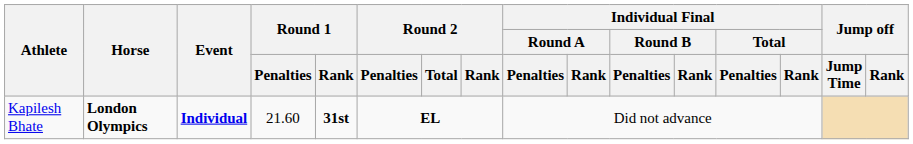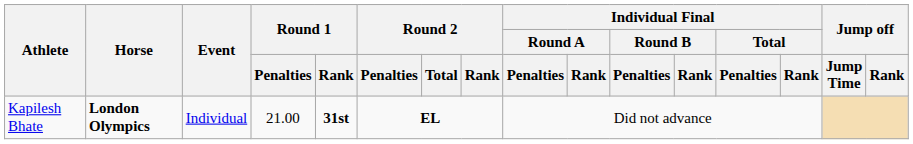(214, 117) bold -> (216, 117) normal
(283, 117) 21.60 -> (283, 117) 21.00
